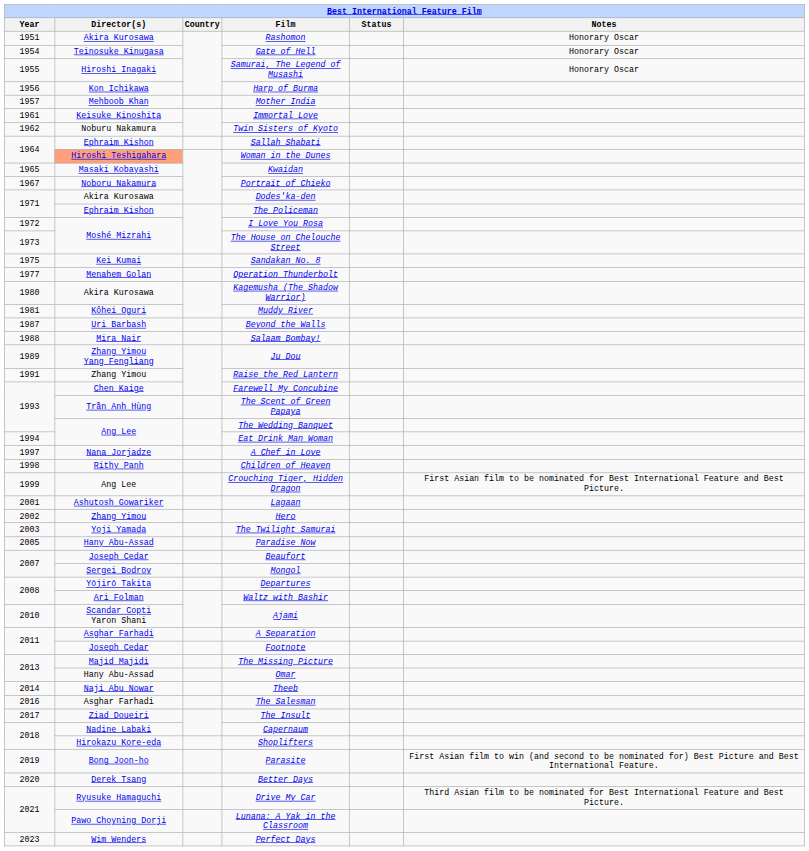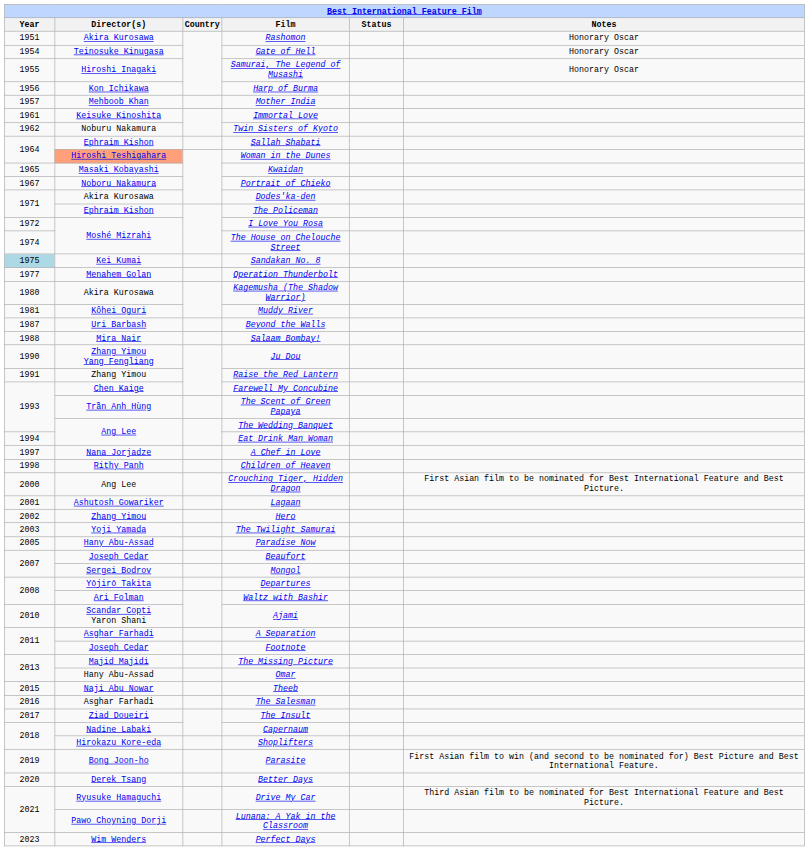(30, 242) 1973 -> (30, 242) 1974
(30, 261) no background -> (30, 261) lightblue background
(30, 357) 1989 -> (30, 357) 1990
(30, 484) 1999 -> (30, 484) 2000
(30, 688) 2014 -> (30, 688) 2015
